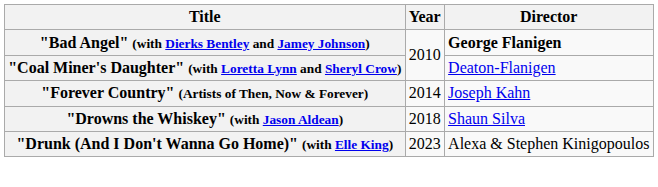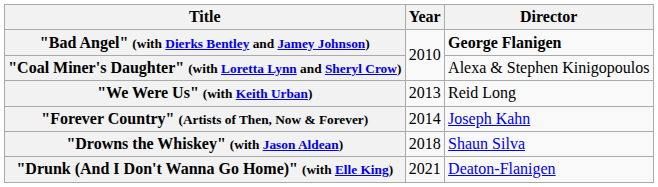(502, 67) Deaton-Flanigen -> (549, 67) Alexa & Stephen Kinigopoulos
+ row: (205, 93)
(425, 144) 2023 -> (425, 169) 2021
(549, 144) Alexa & Stephen Kinigopoulos -> (502, 169) Deaton-Flanigen
